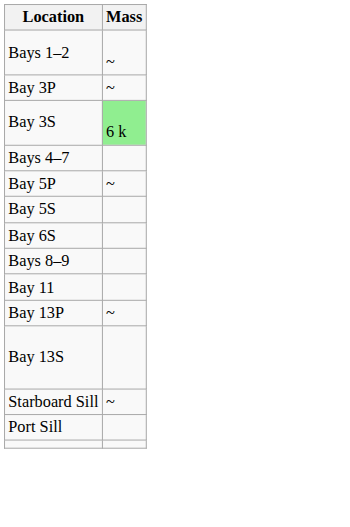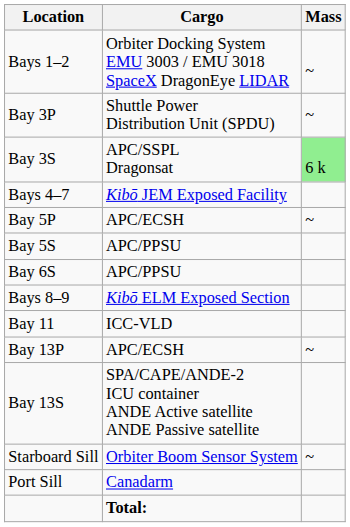+ column: (202, 17)
